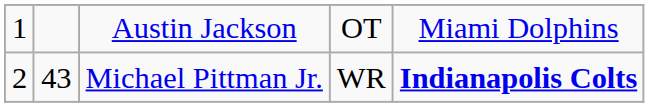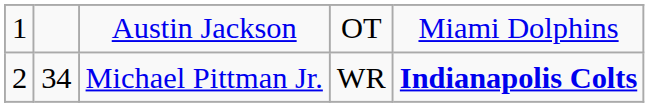(56, 76) 43 -> (56, 76) 34
